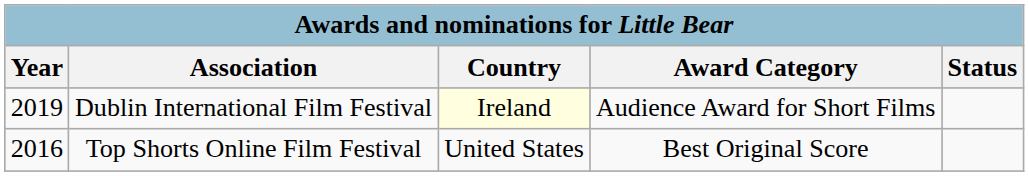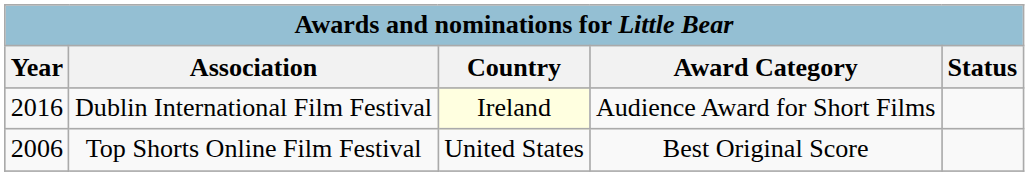(37, 107) 2019 -> (37, 107) 2016
(37, 149) 2016 -> (37, 149) 2006
